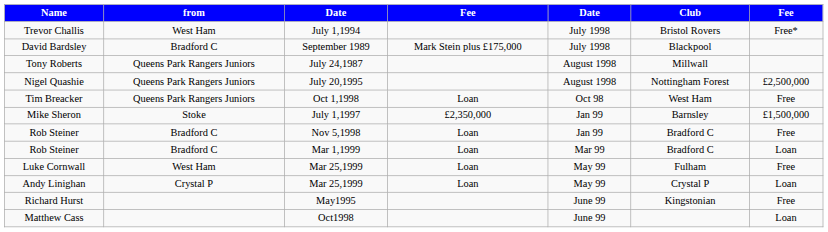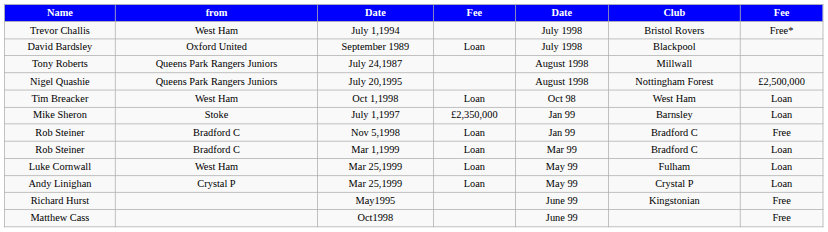(194, 47) Bradford C -> (216, 47) Oxford United
(468, 47) Mark Stein plus £175,000 -> (474, 47) Loan
(194, 98) Queens Park Rangers Juniors -> (217, 98) West Ham
(786, 98) Free -> (782, 98) Loan
(786, 116) £1,500,000 -> (782, 116) Loan
(786, 167) Free -> (782, 167) Loan
(786, 218) Loan -> (782, 218) Free
